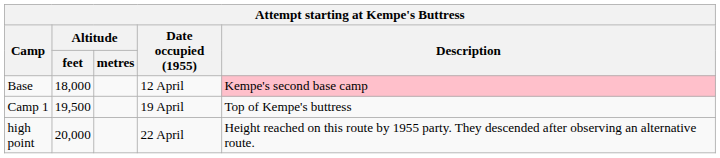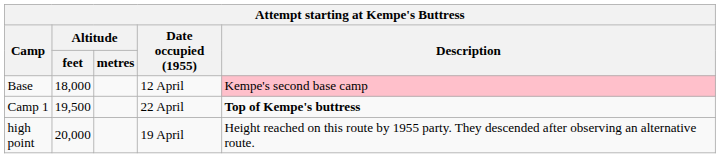(162, 106) 19 April -> (162, 106) 22 April
(288, 106) normal -> (292, 106) bold
(162, 135) 22 April -> (162, 135) 19 April
